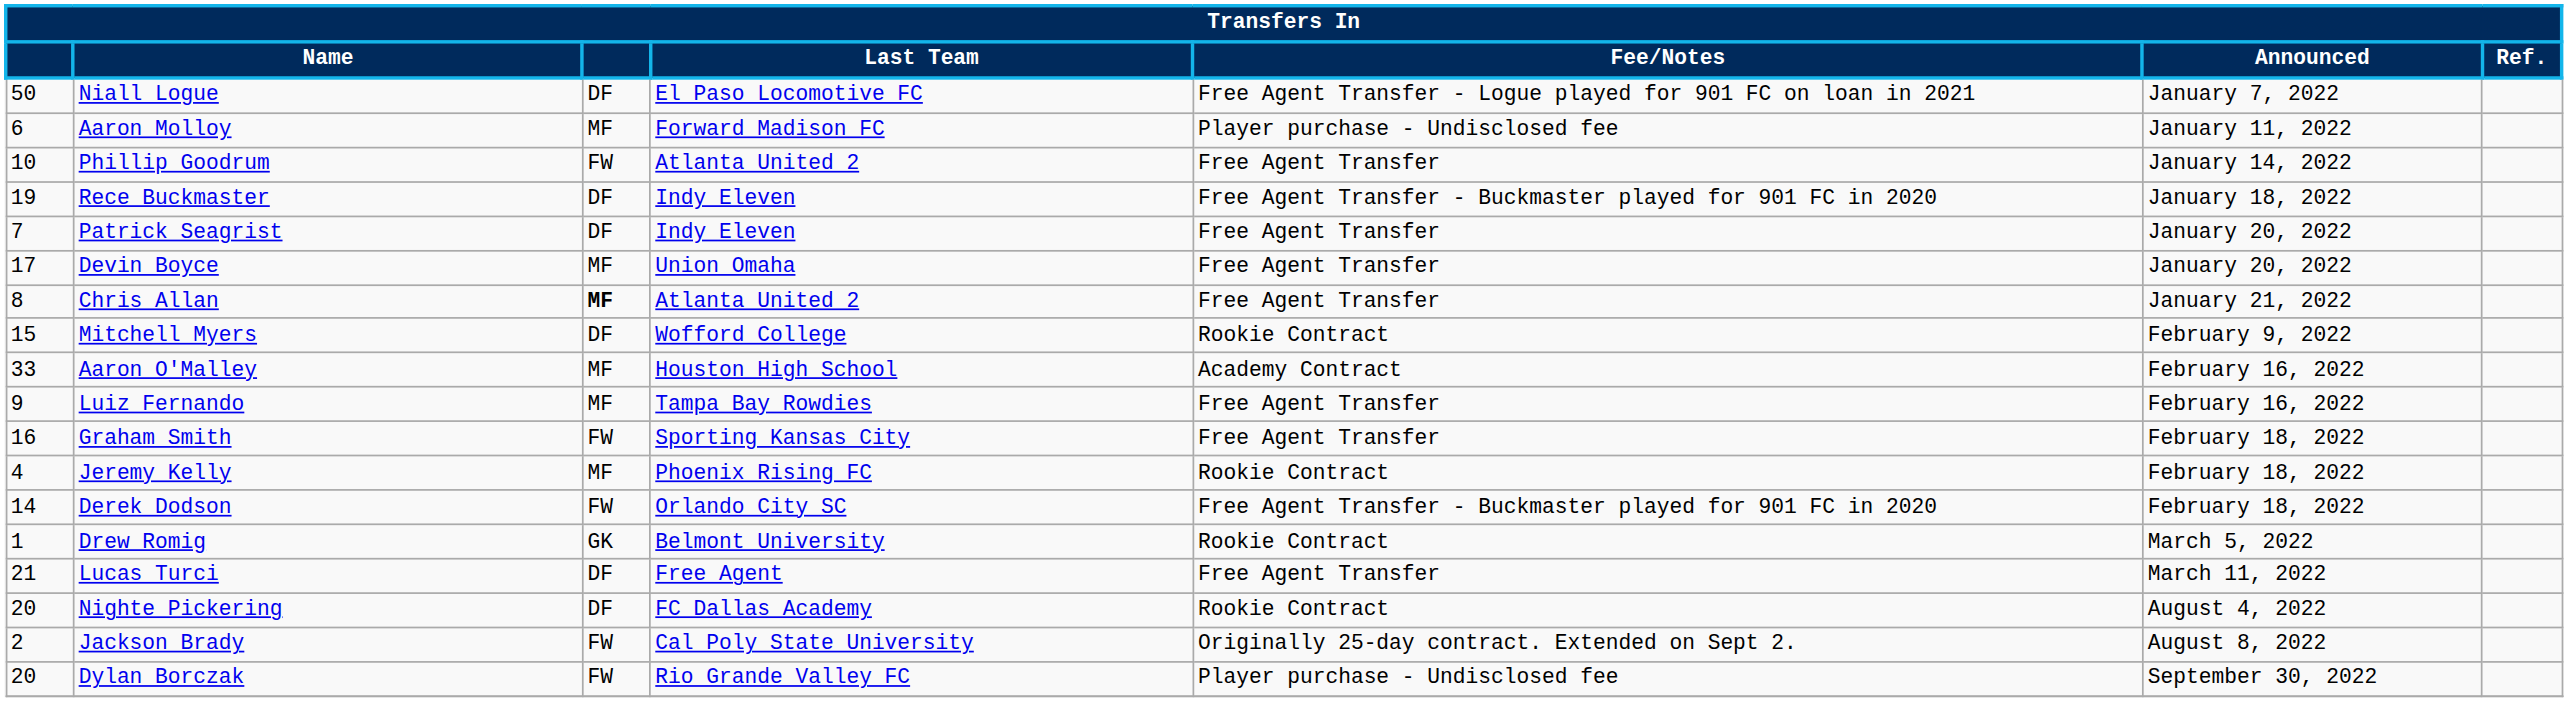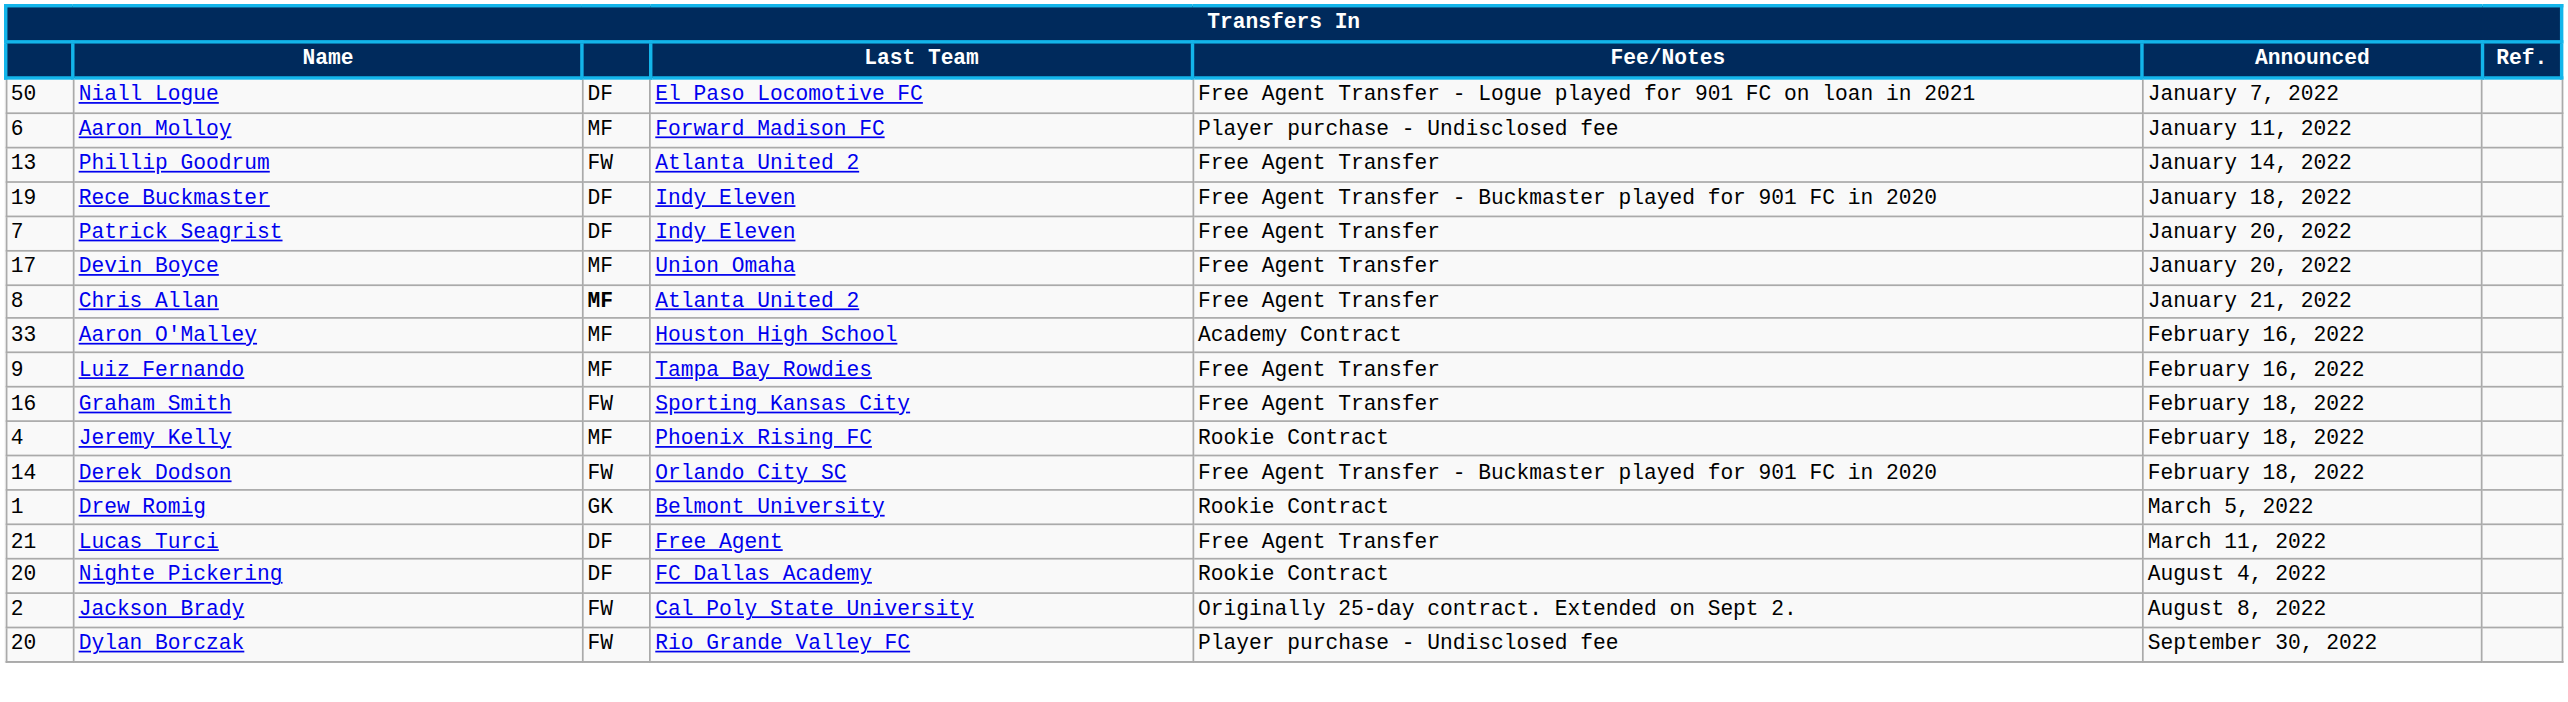(24, 165) 10 -> (24, 165) 13
- row: (168, 336)
